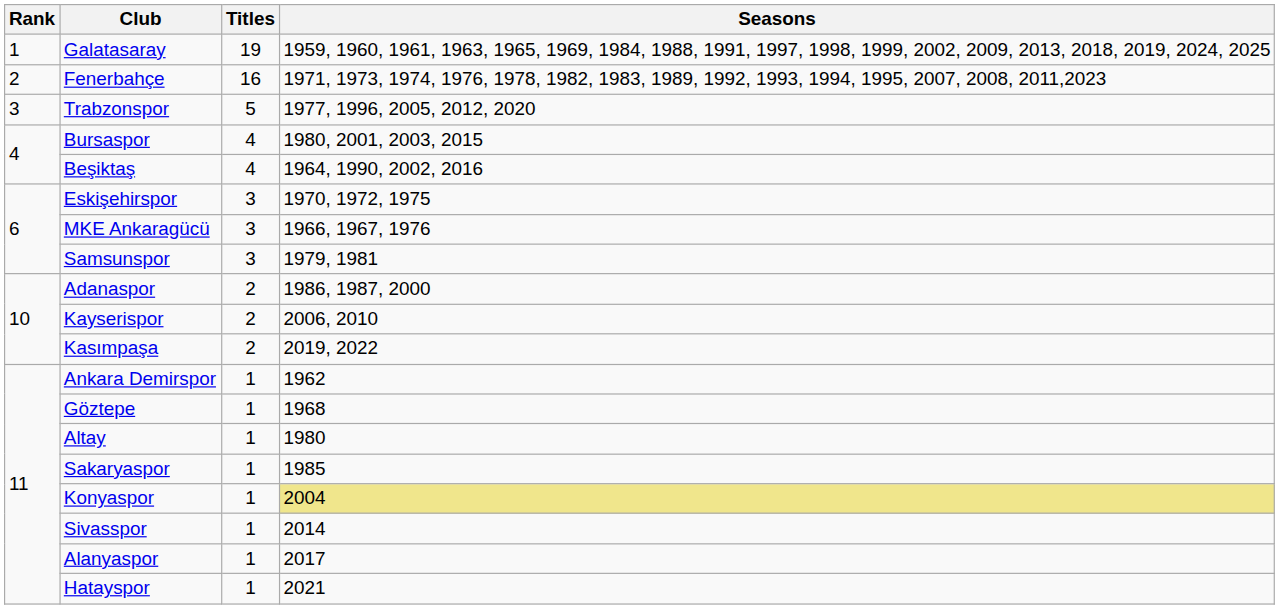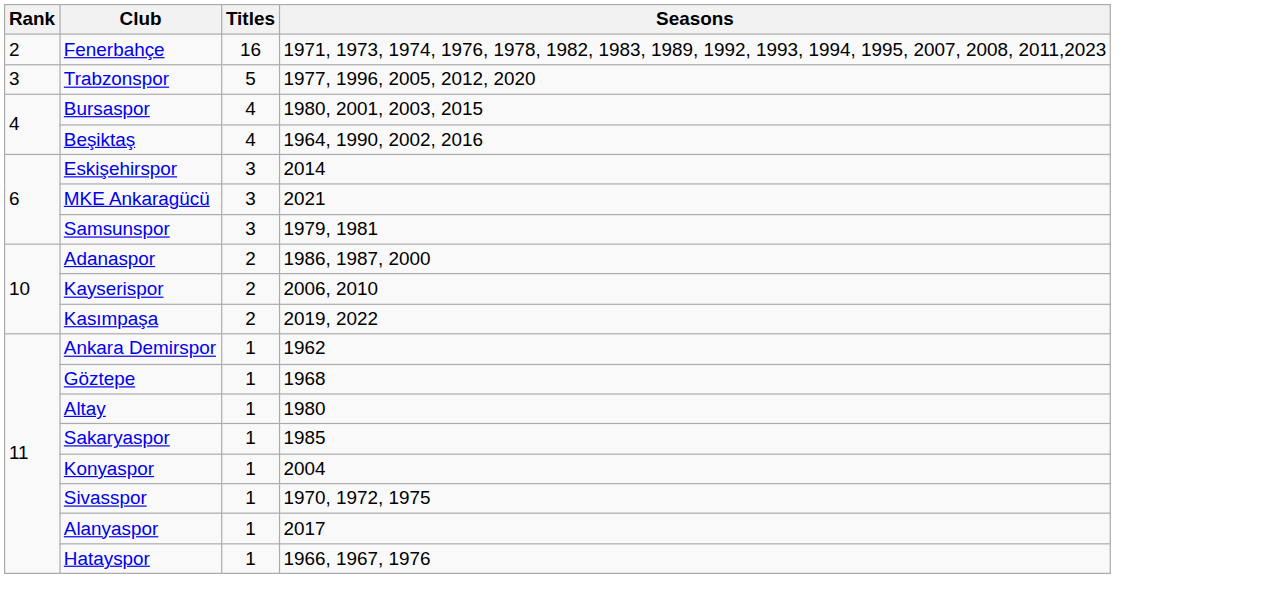- row: (115, 49)
(357, 199) 1970, 1972, 1975 -> (305, 169) 2014
(357, 229) 1966, 1967, 1976 -> (305, 199) 2021
(305, 498) khaki background -> (305, 468) no background
(305, 528) 2014 -> (357, 498) 1970, 1972, 1975
(305, 588) 2021 -> (357, 558) 1966, 1967, 1976
